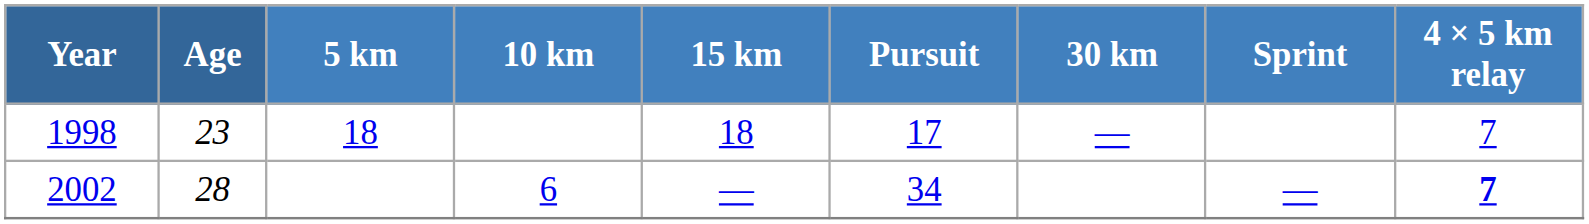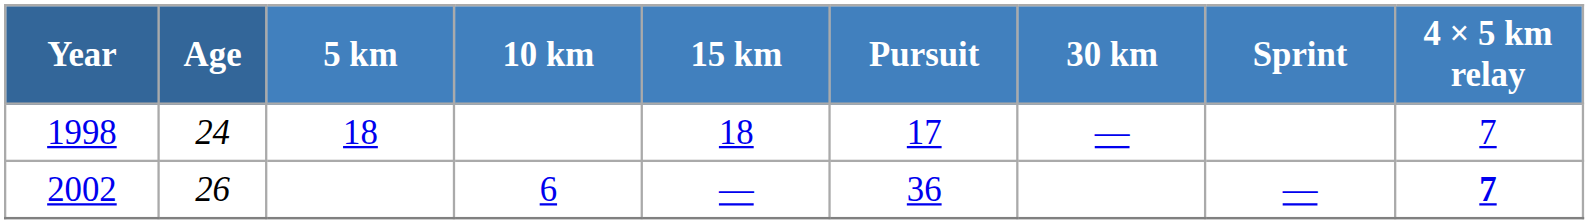(213, 131) 23 -> (213, 131) 24
(213, 189) 28 -> (213, 189) 26
(924, 189) 34 -> (924, 189) 36
